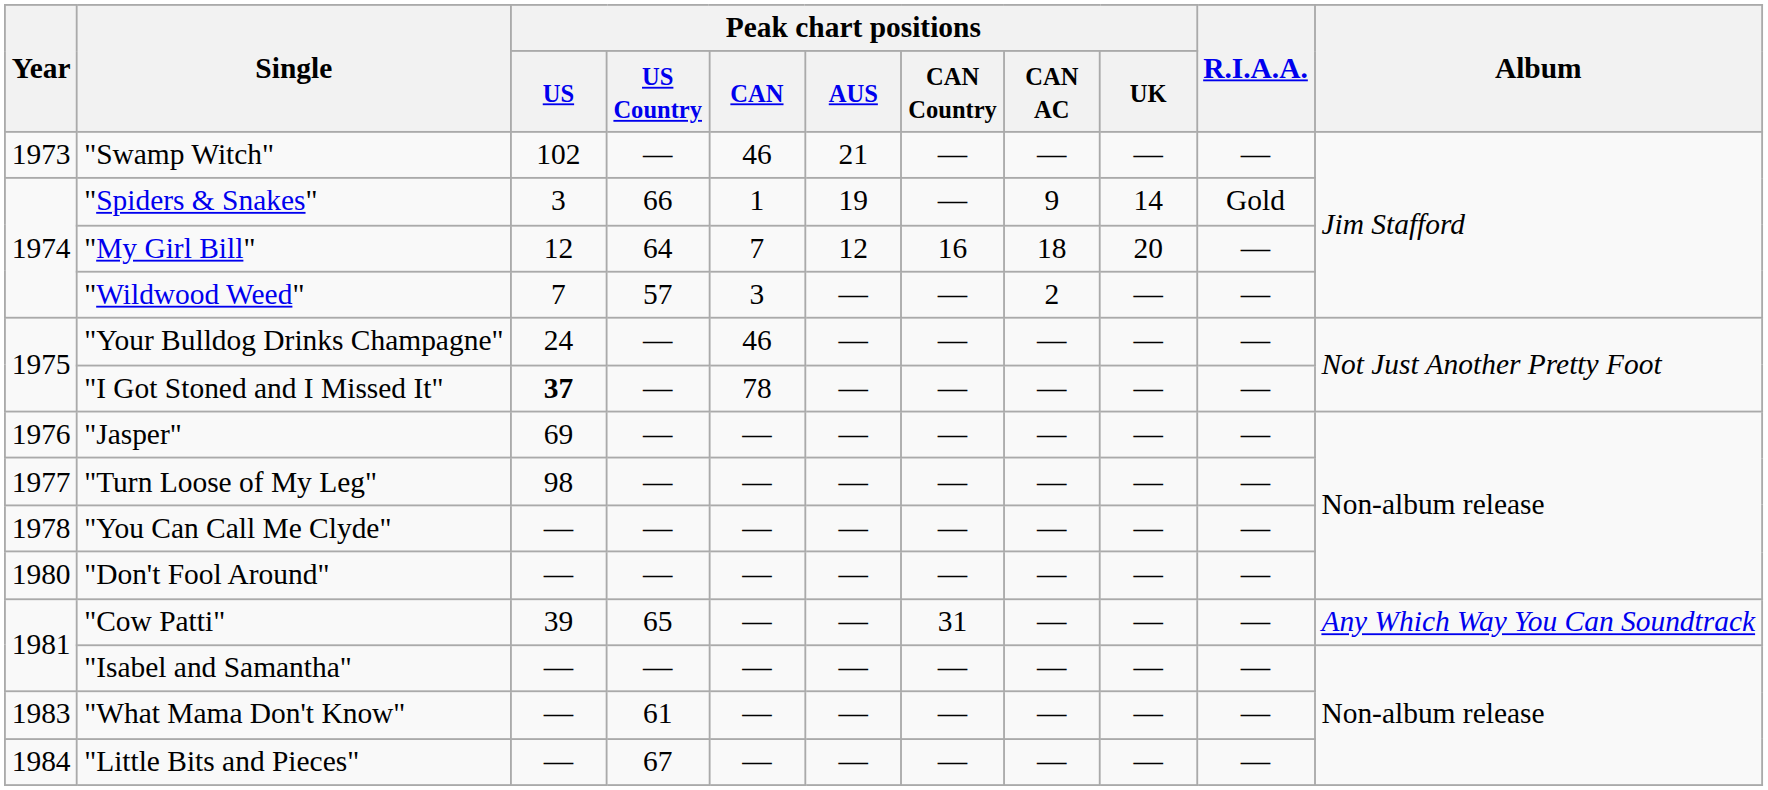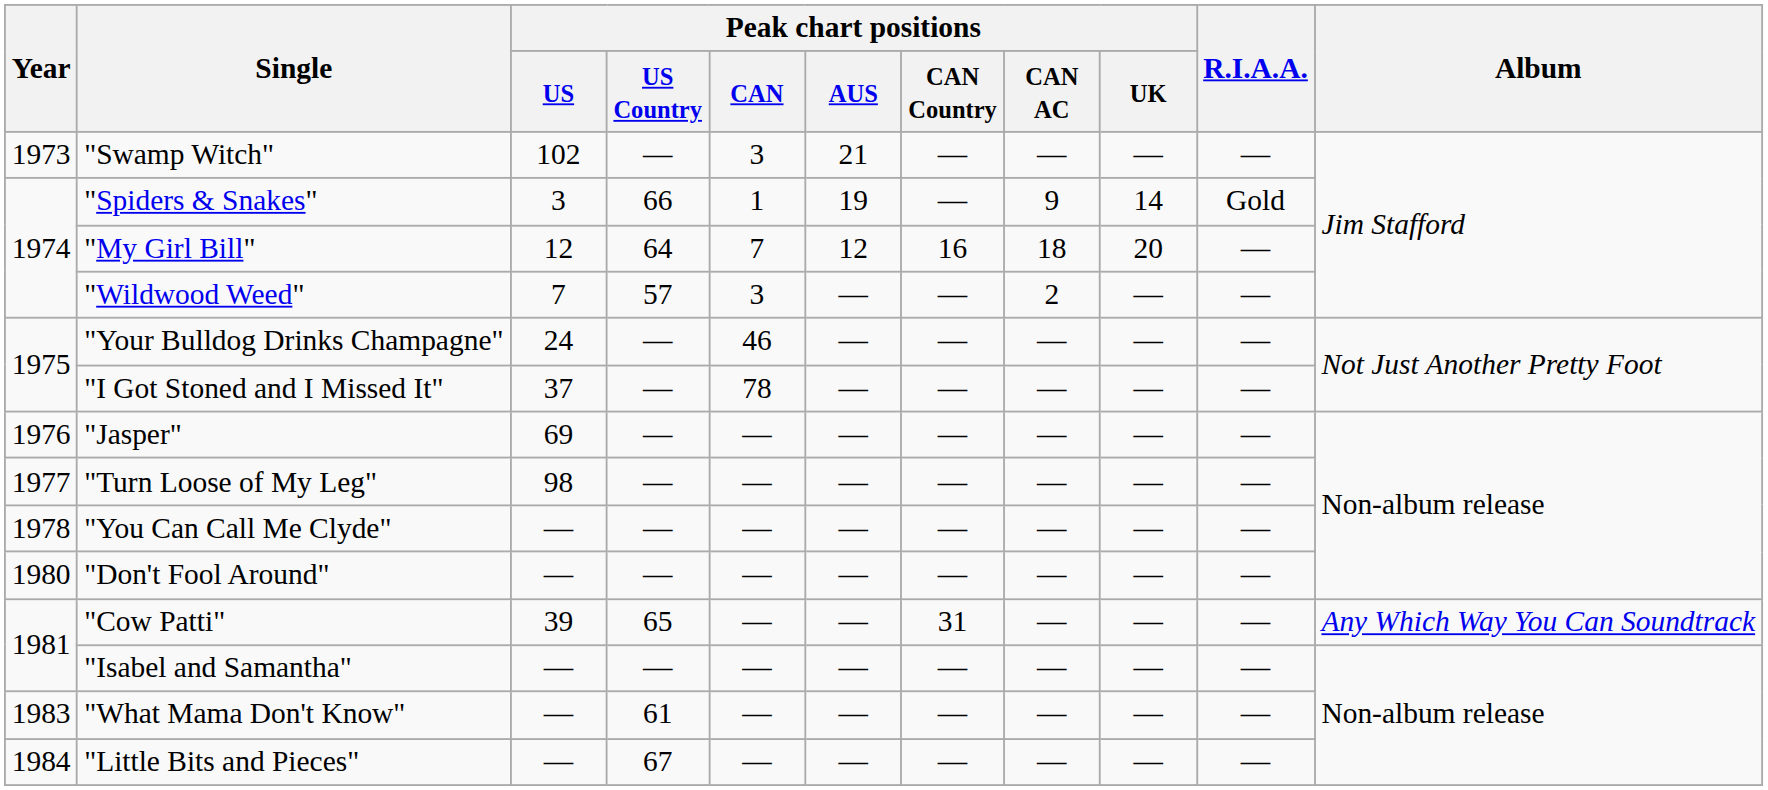(757, 154) 46 -> (757, 154) 3
(558, 387) bold -> (558, 387) normal
